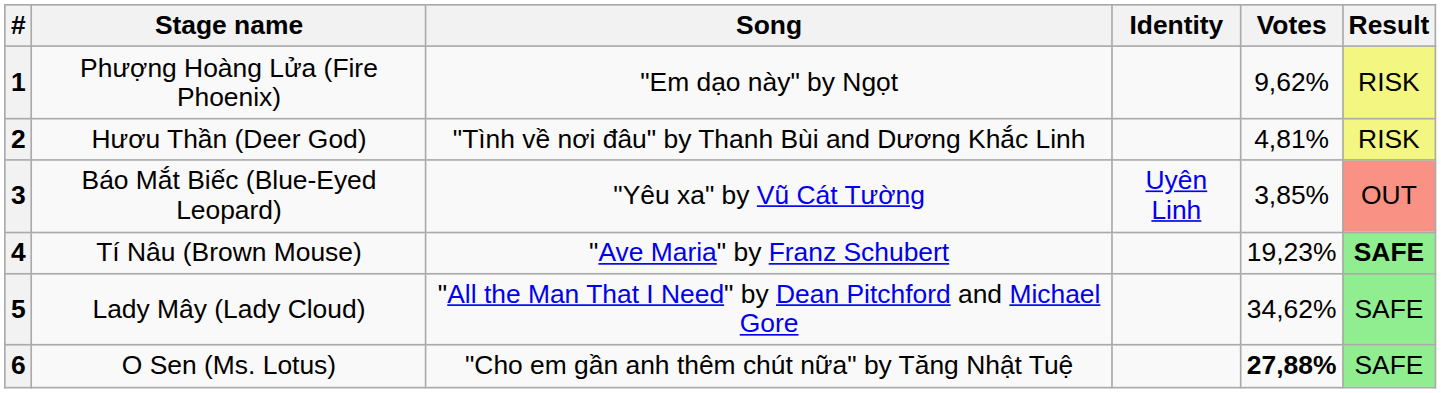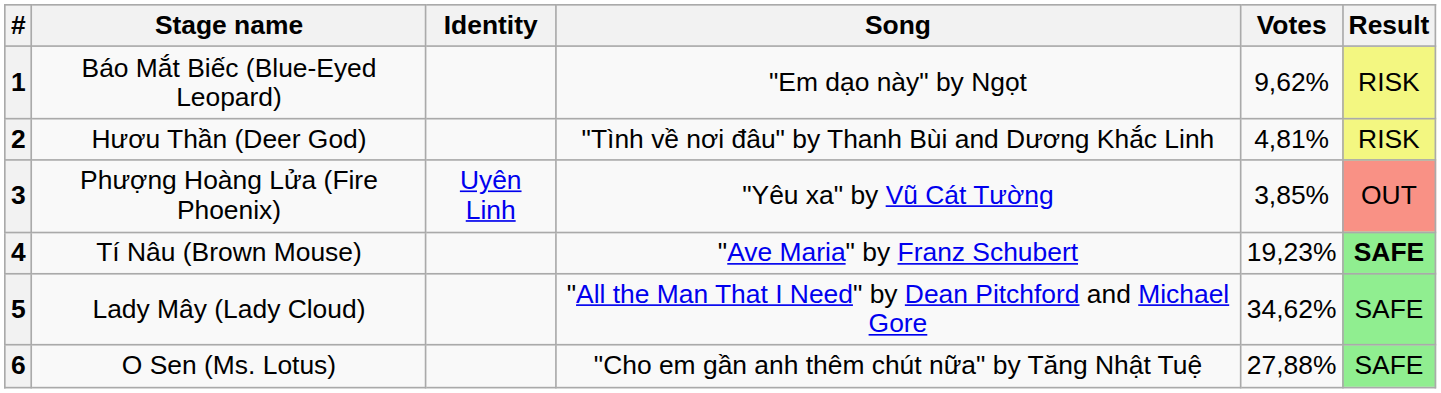columns swapped: (769, 25) <-> (1176, 25)
(229, 82) Phượng Hoàng Lửa (Fire Phoenix) -> (229, 82) Báo Mắt Biếc (Blue-Eyed Leopard)
(229, 195) Báo Mắt Biếc (Blue-Eyed Leopard) -> (229, 195) Phượng Hoàng Lửa (Fire Phoenix)
(1292, 365) bold -> (1292, 365) normal
